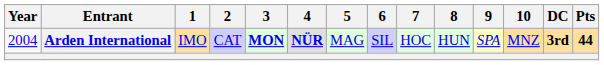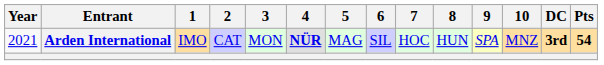(23, 40) 2004 -> (23, 40) 2021
(266, 40) bold -> (265, 40) normal
(586, 40) 44 -> (584, 40) 54
